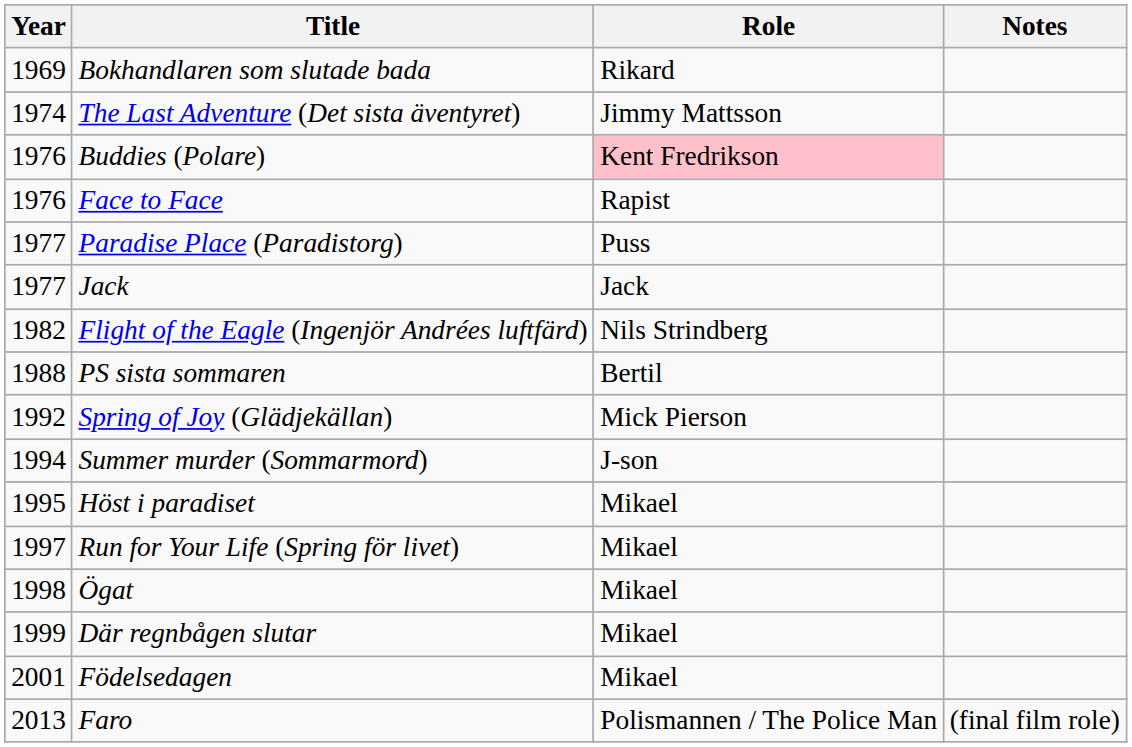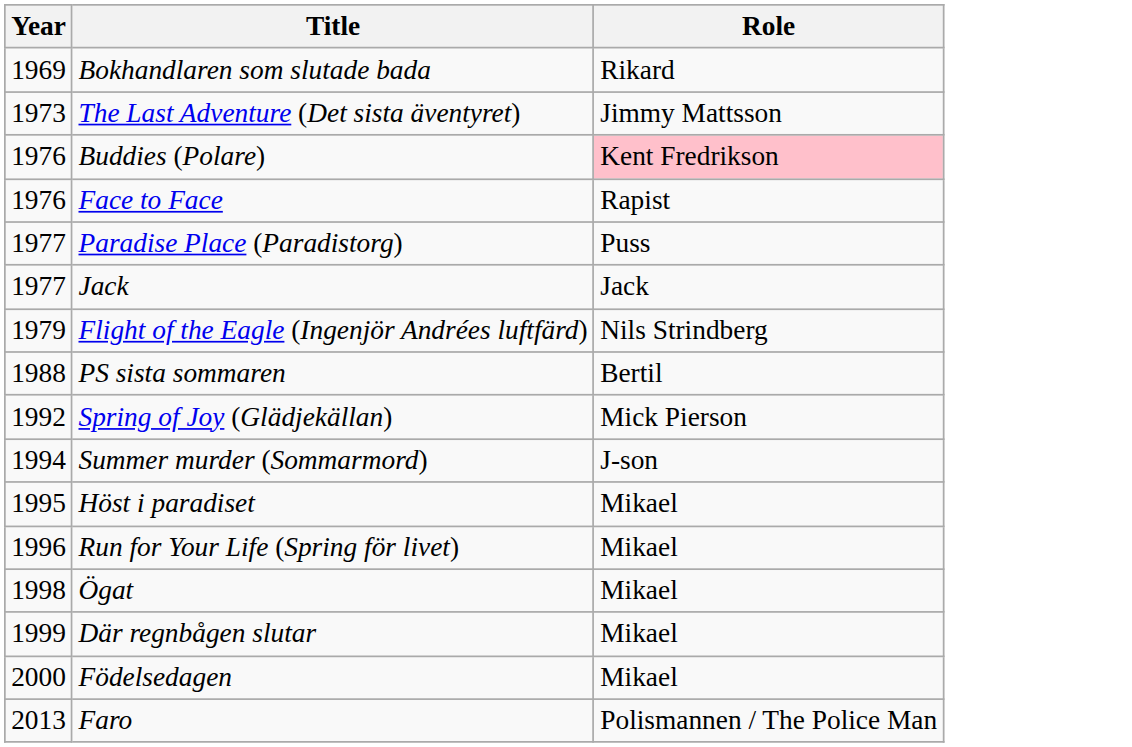- column: (1035, 26)
(39, 112) 1974 -> (39, 112) 1973
(39, 329) 1982 -> (39, 329) 1979
(39, 546) 1997 -> (39, 546) 1996
(39, 677) 2001 -> (39, 677) 2000
